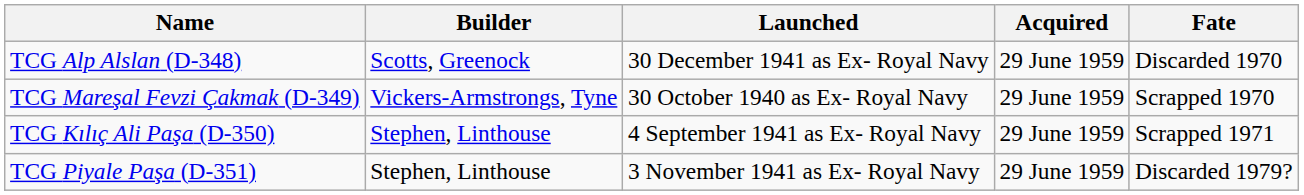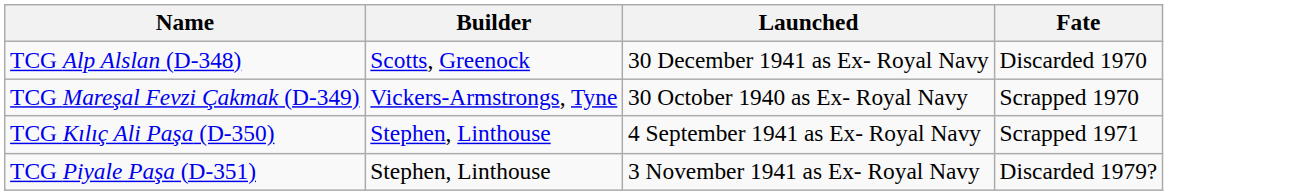- column: (1062, 23)
